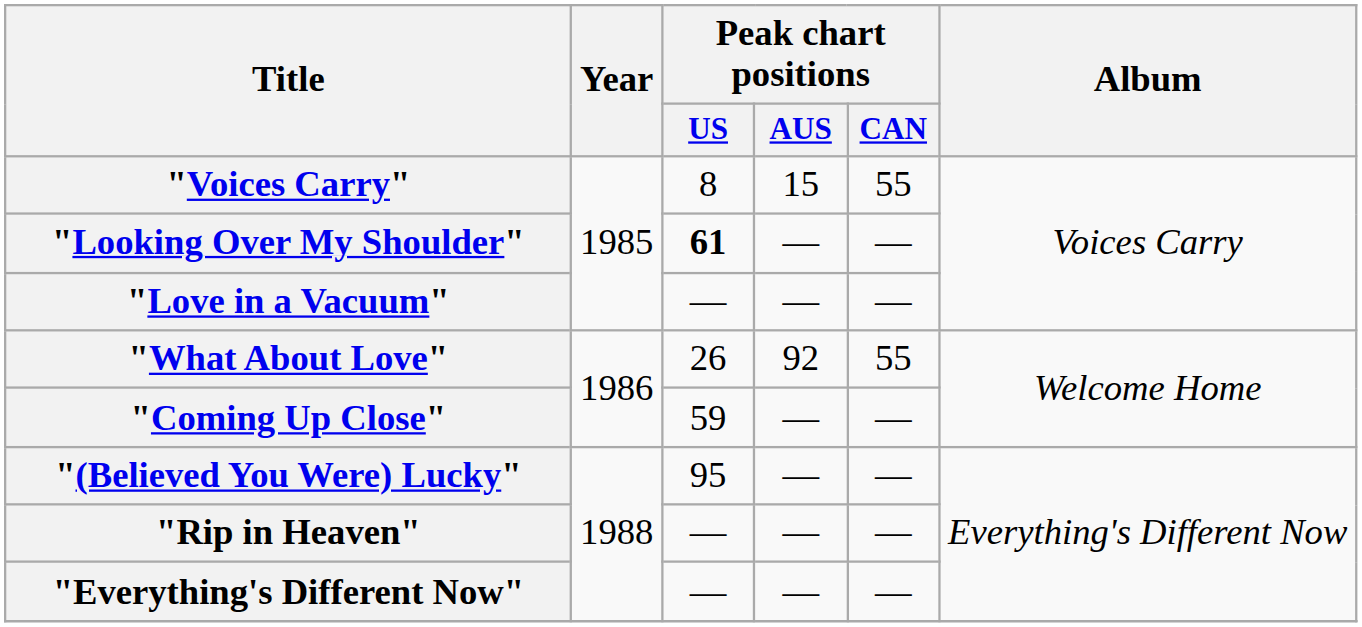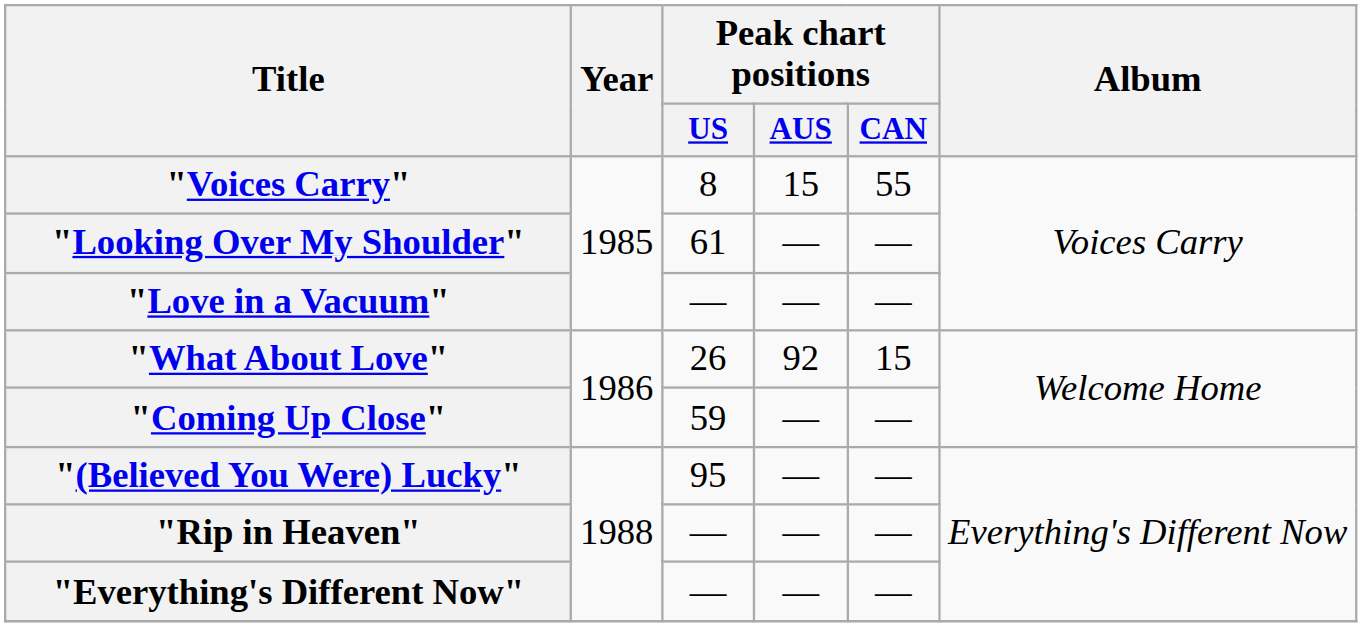(708, 242) bold -> (708, 242) normal
(893, 358) 55 -> (893, 358) 15
